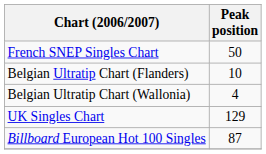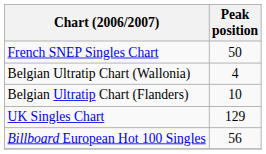rows swapped: (98, 73) <-> (99, 95)
(235, 138) 87 -> (235, 138) 56
